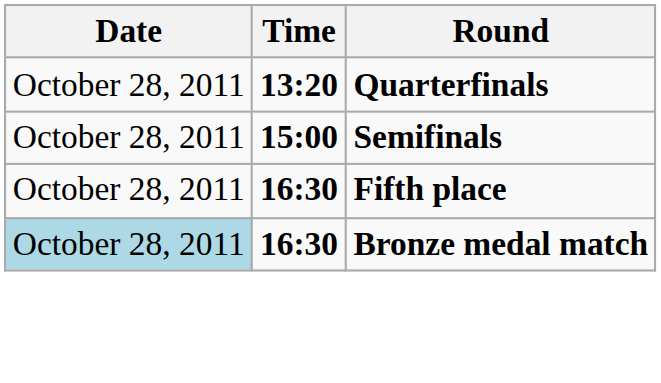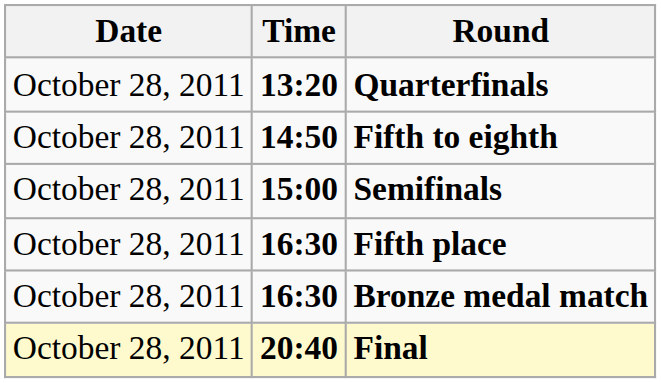+ row: (456, 137)
(129, 243) lightblue background -> (129, 296) no background
+ row: (391, 349)
